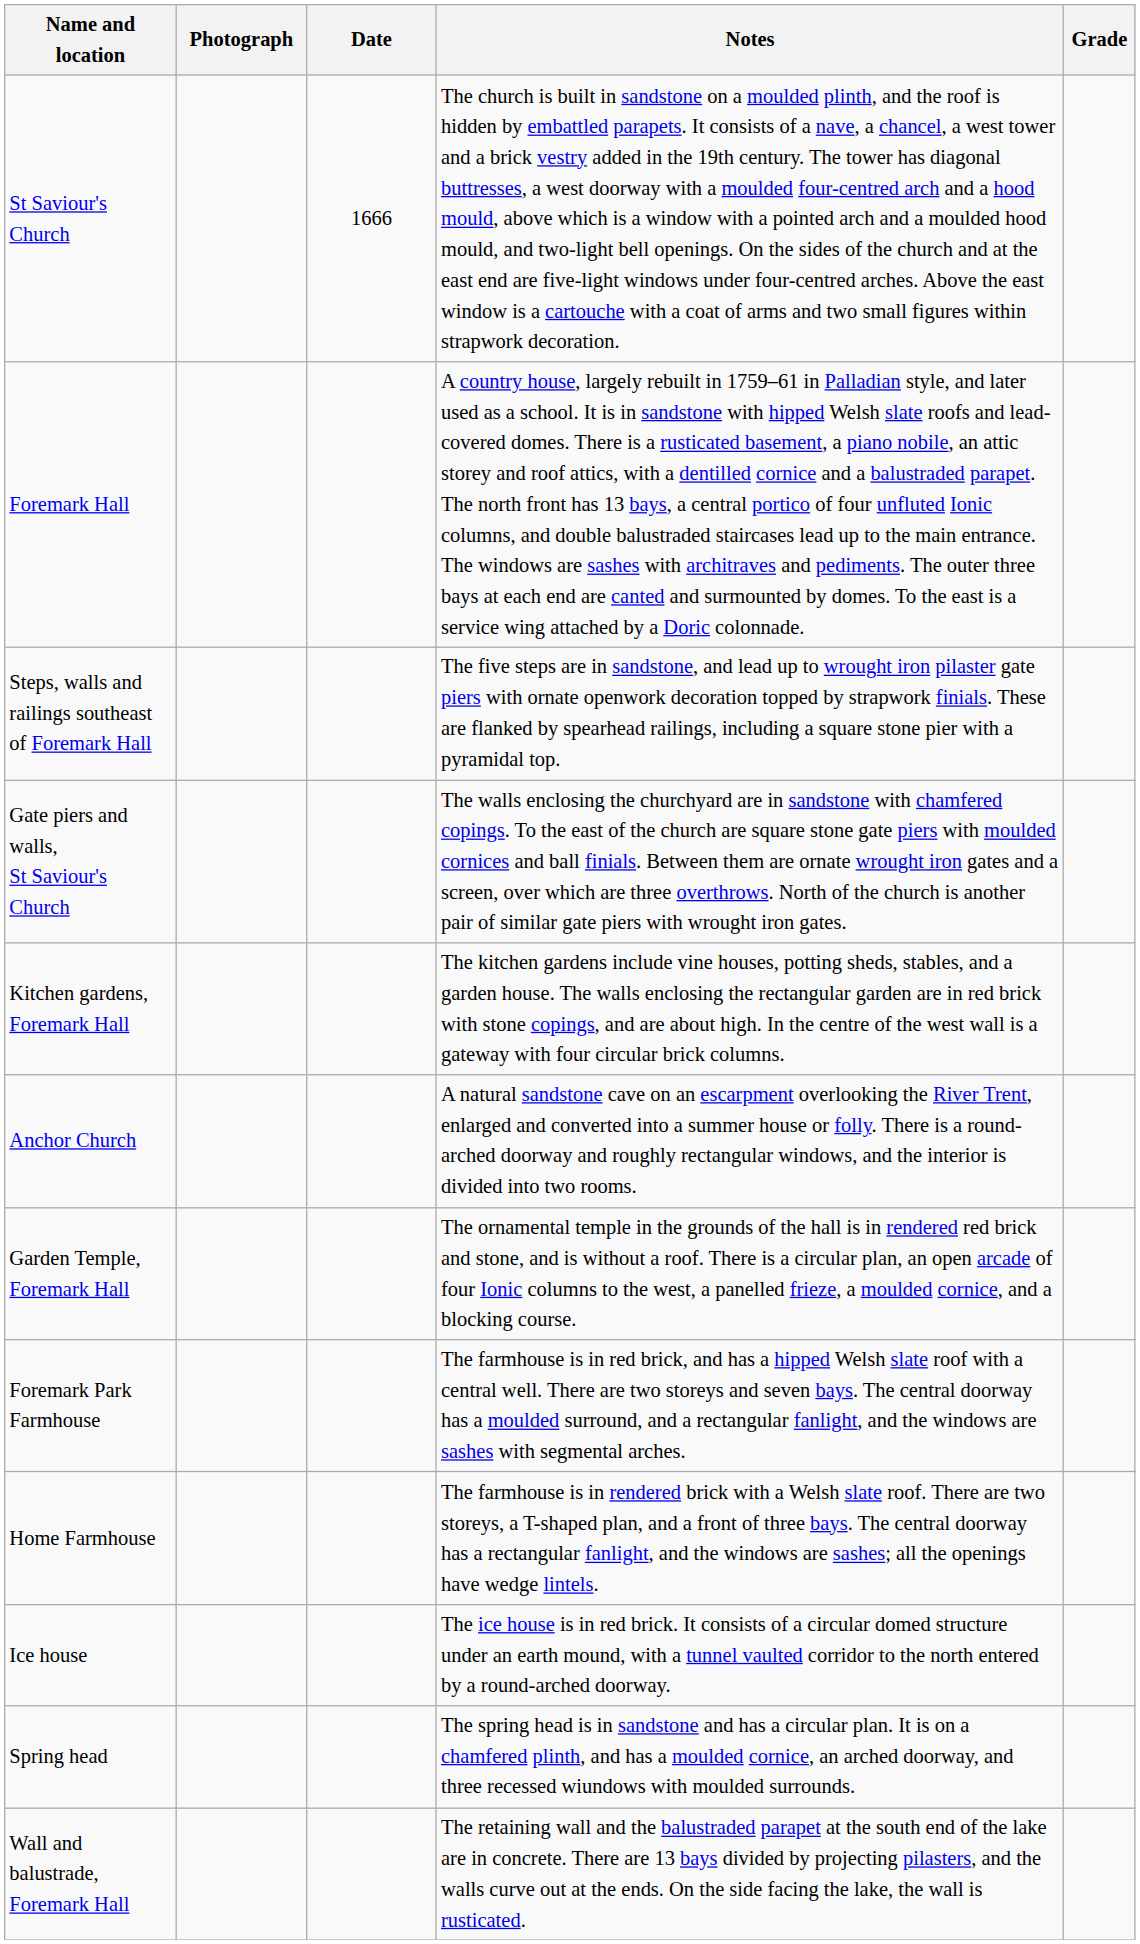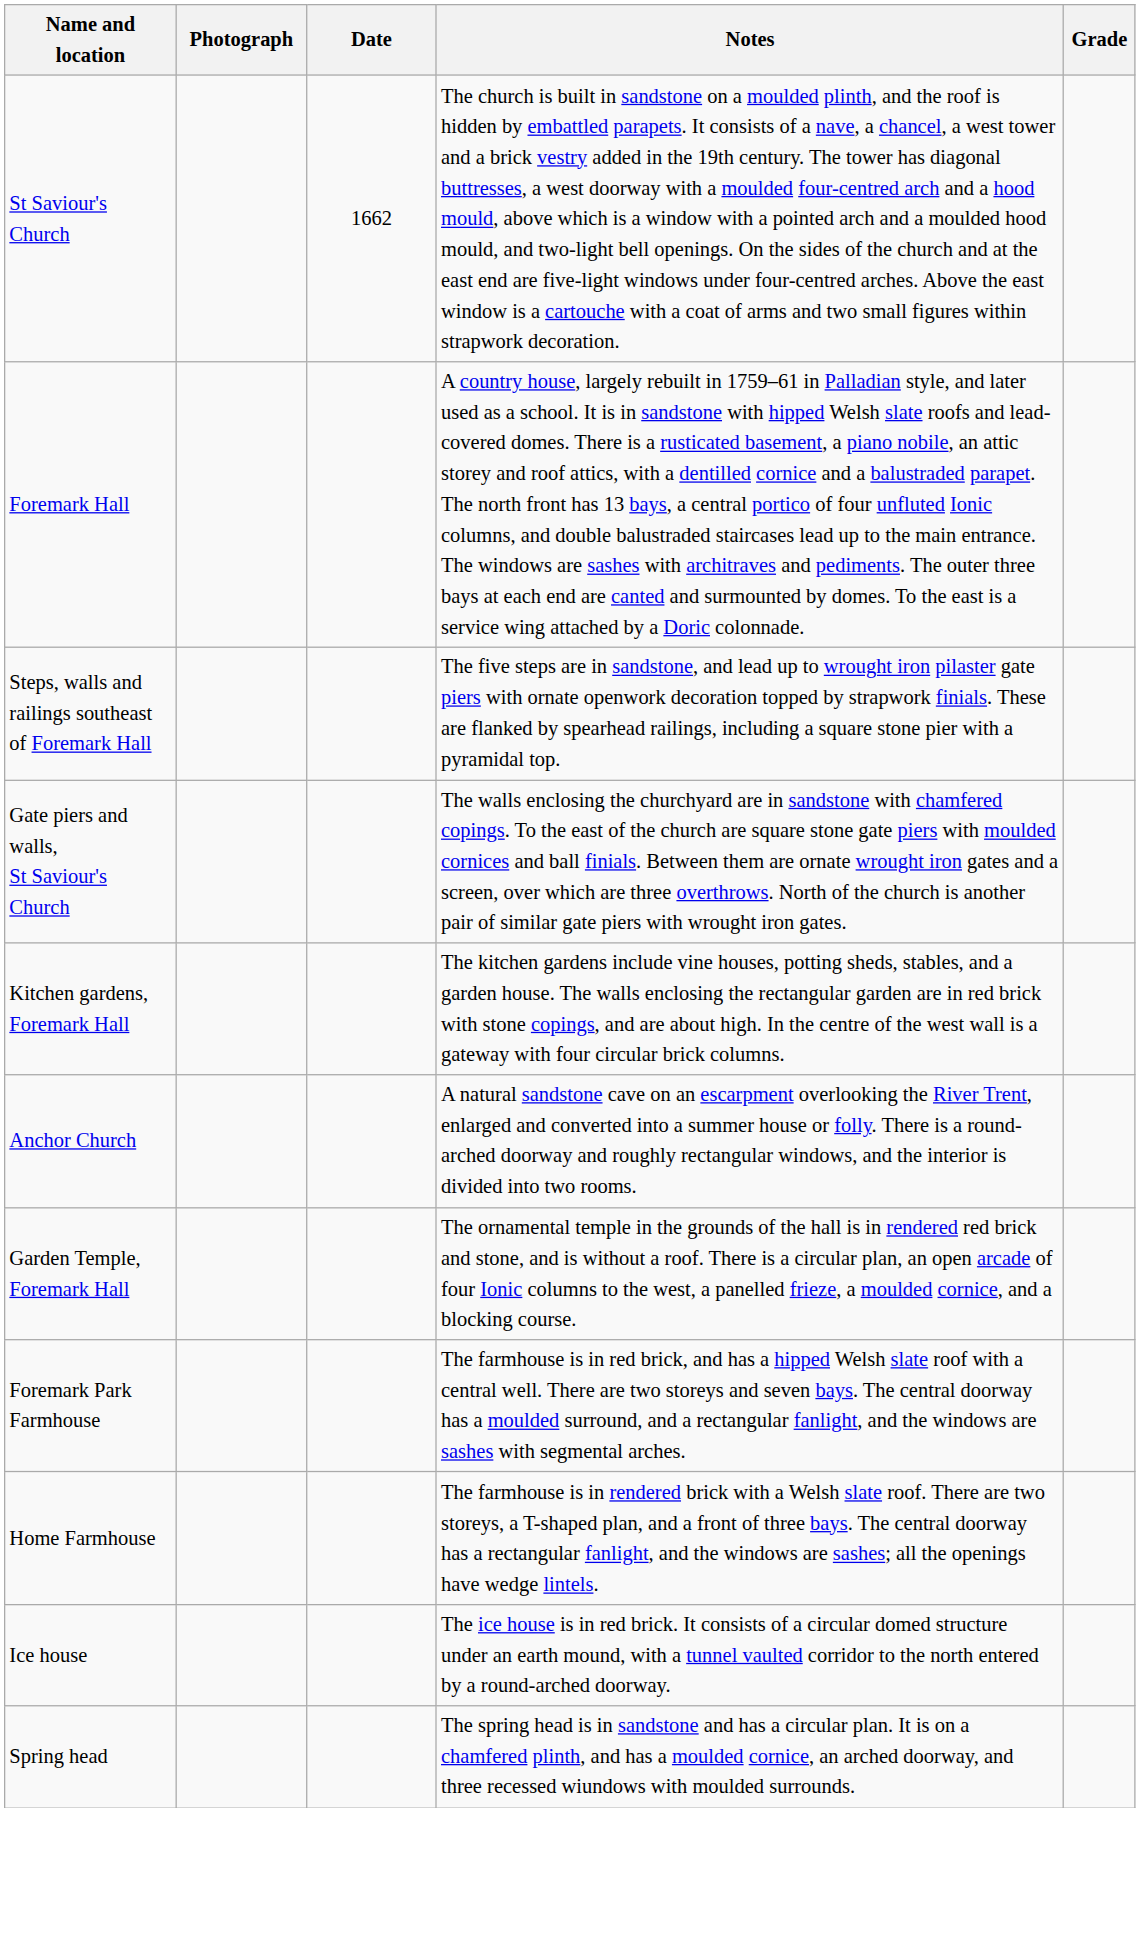(371, 218) 1666 -> (371, 218) 1662
- row: (69, 1873)
